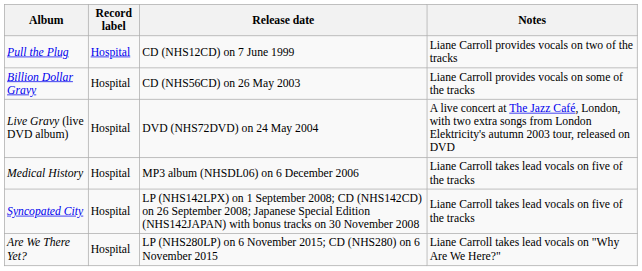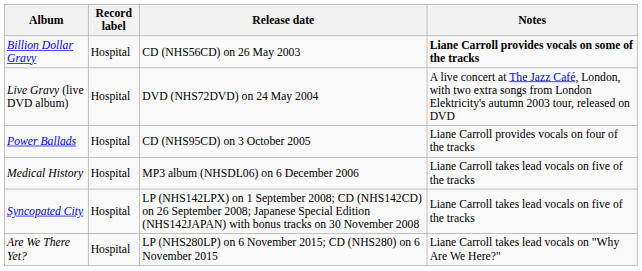- row: (38, 51)
(526, 83) normal -> (531, 51) bold
+ row: (42, 141)
